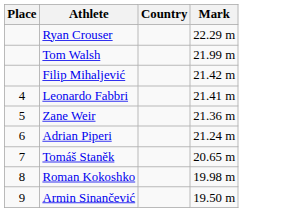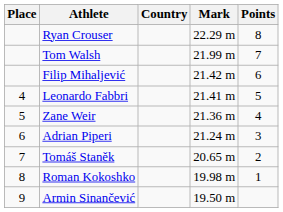+ column: (258, 14)
